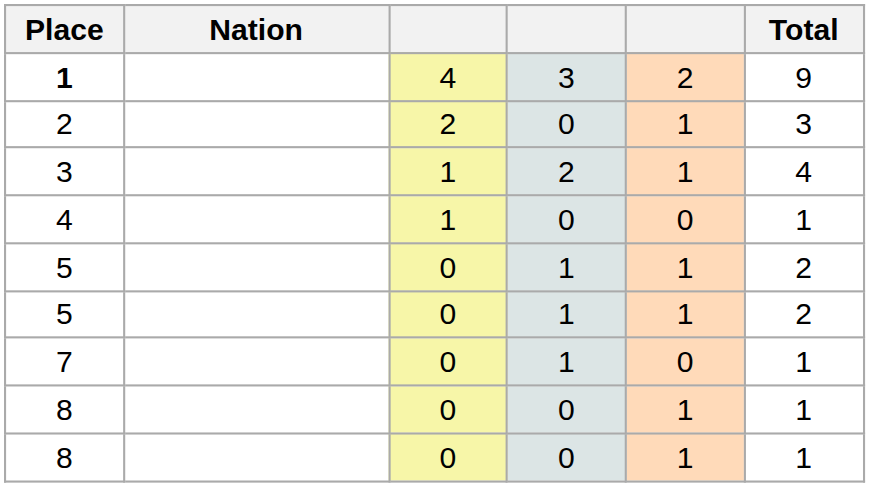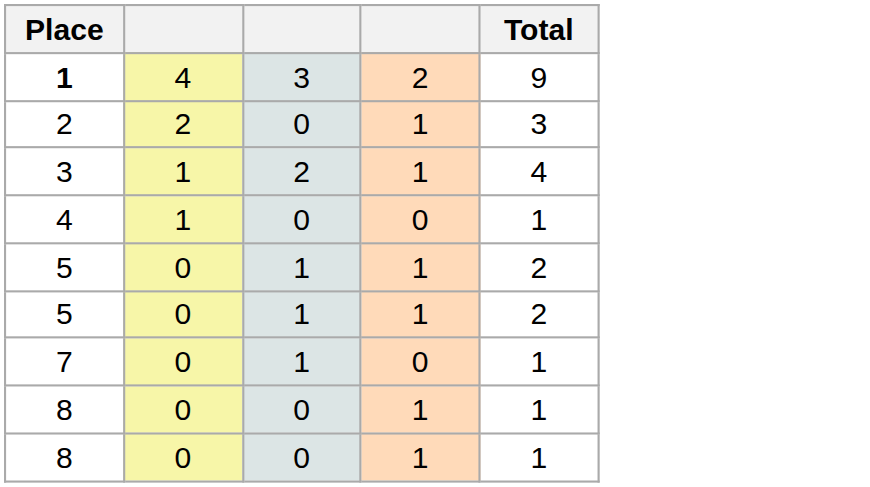- column: (256, 29)
